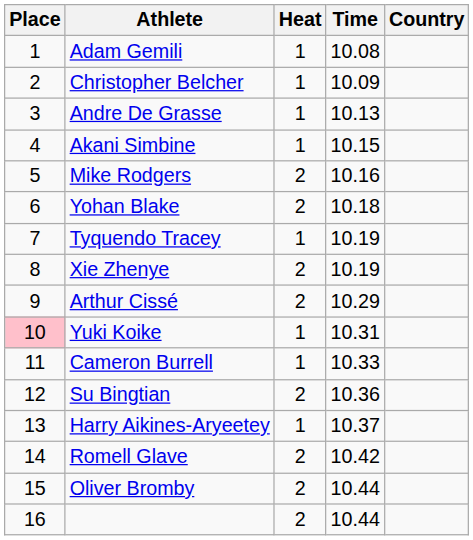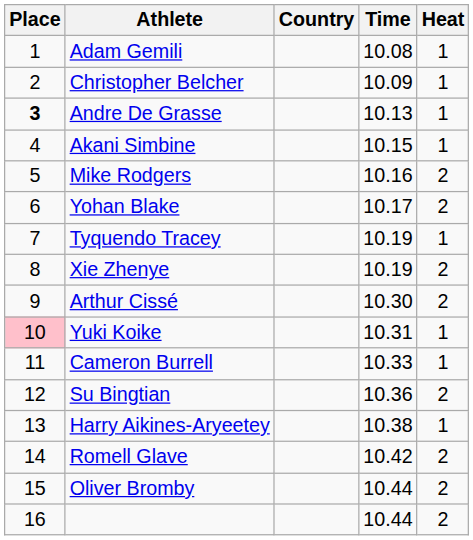columns swapped: (427, 20) <-> (300, 20)
(35, 113) normal -> (35, 113) bold
(355, 207) 10.18 -> (388, 207) 10.17
(355, 301) 10.29 -> (388, 301) 10.30
(355, 425) 10.37 -> (388, 425) 10.38
